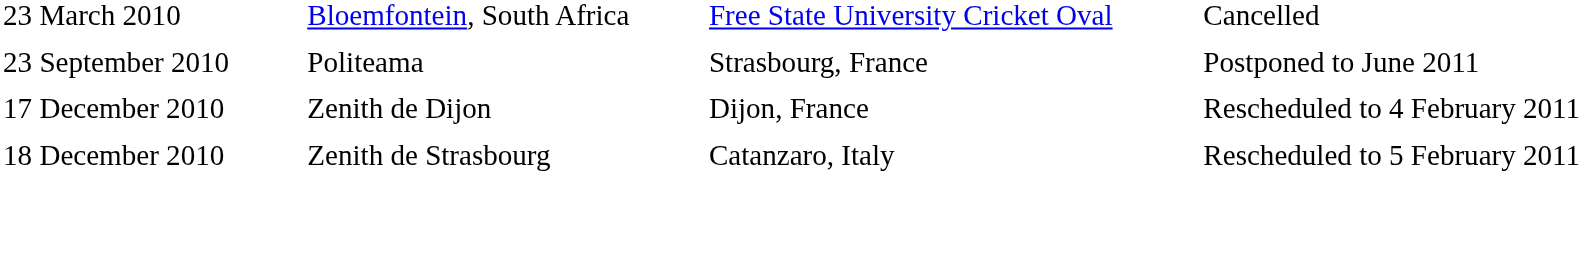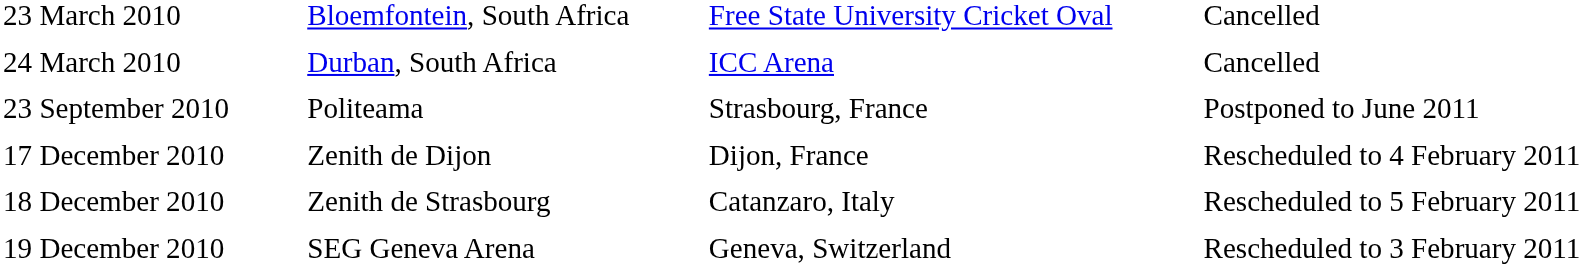+ row: (92, 62)
+ row: (114, 248)
